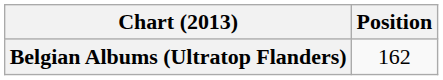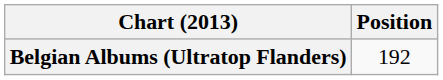(394, 56) 162 -> (394, 56) 192
